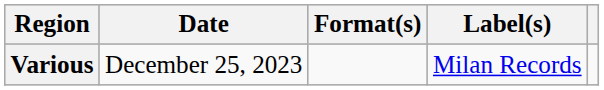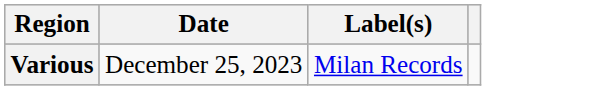- column: (368, 24)
